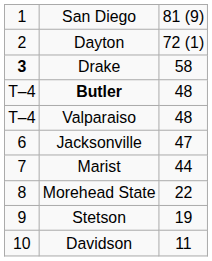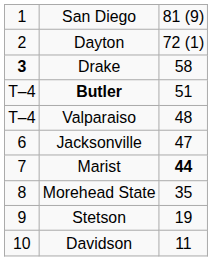(183, 92) 48 -> (183, 92) 51
(183, 167) normal -> (183, 167) bold
(183, 192) 22 -> (183, 192) 35
